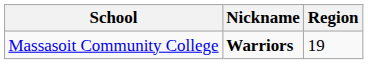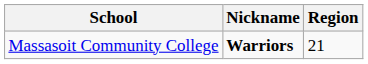(316, 44) 19 -> (316, 44) 21
